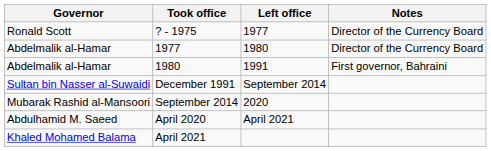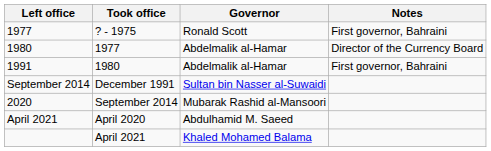columns swapped: (79, 13) <-> (285, 13)
(407, 31) Director of the Currency Board -> (389, 31) First governor, Bahraini
